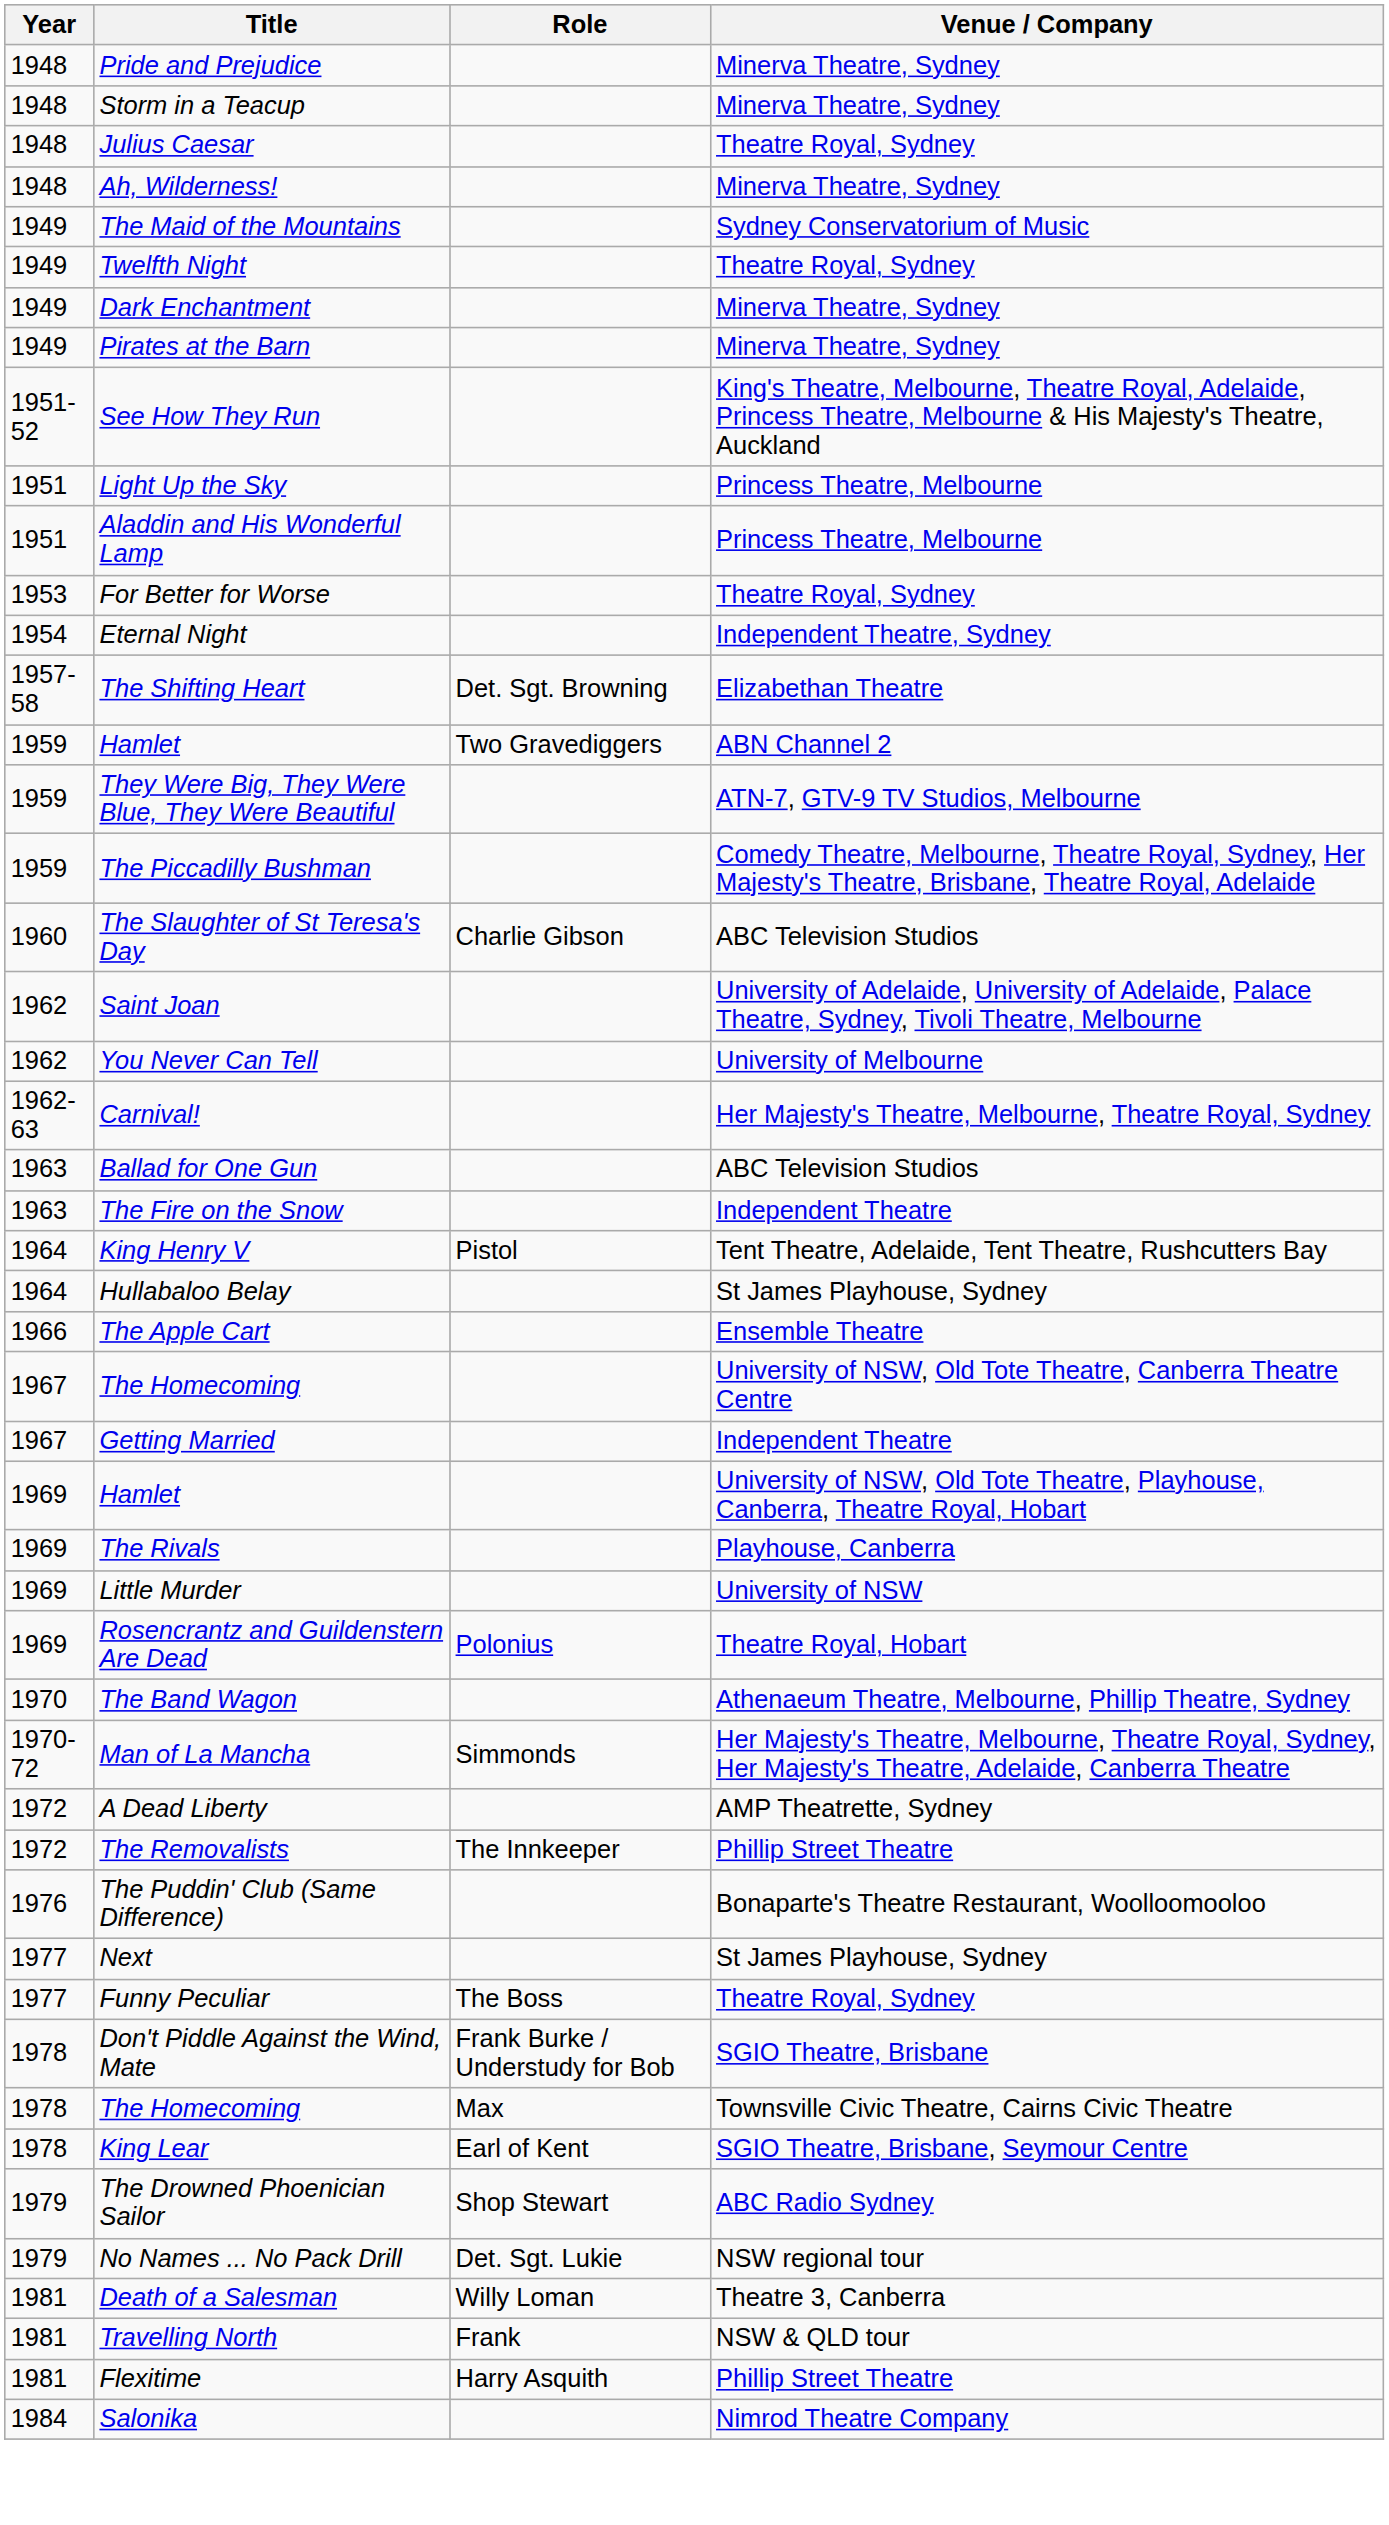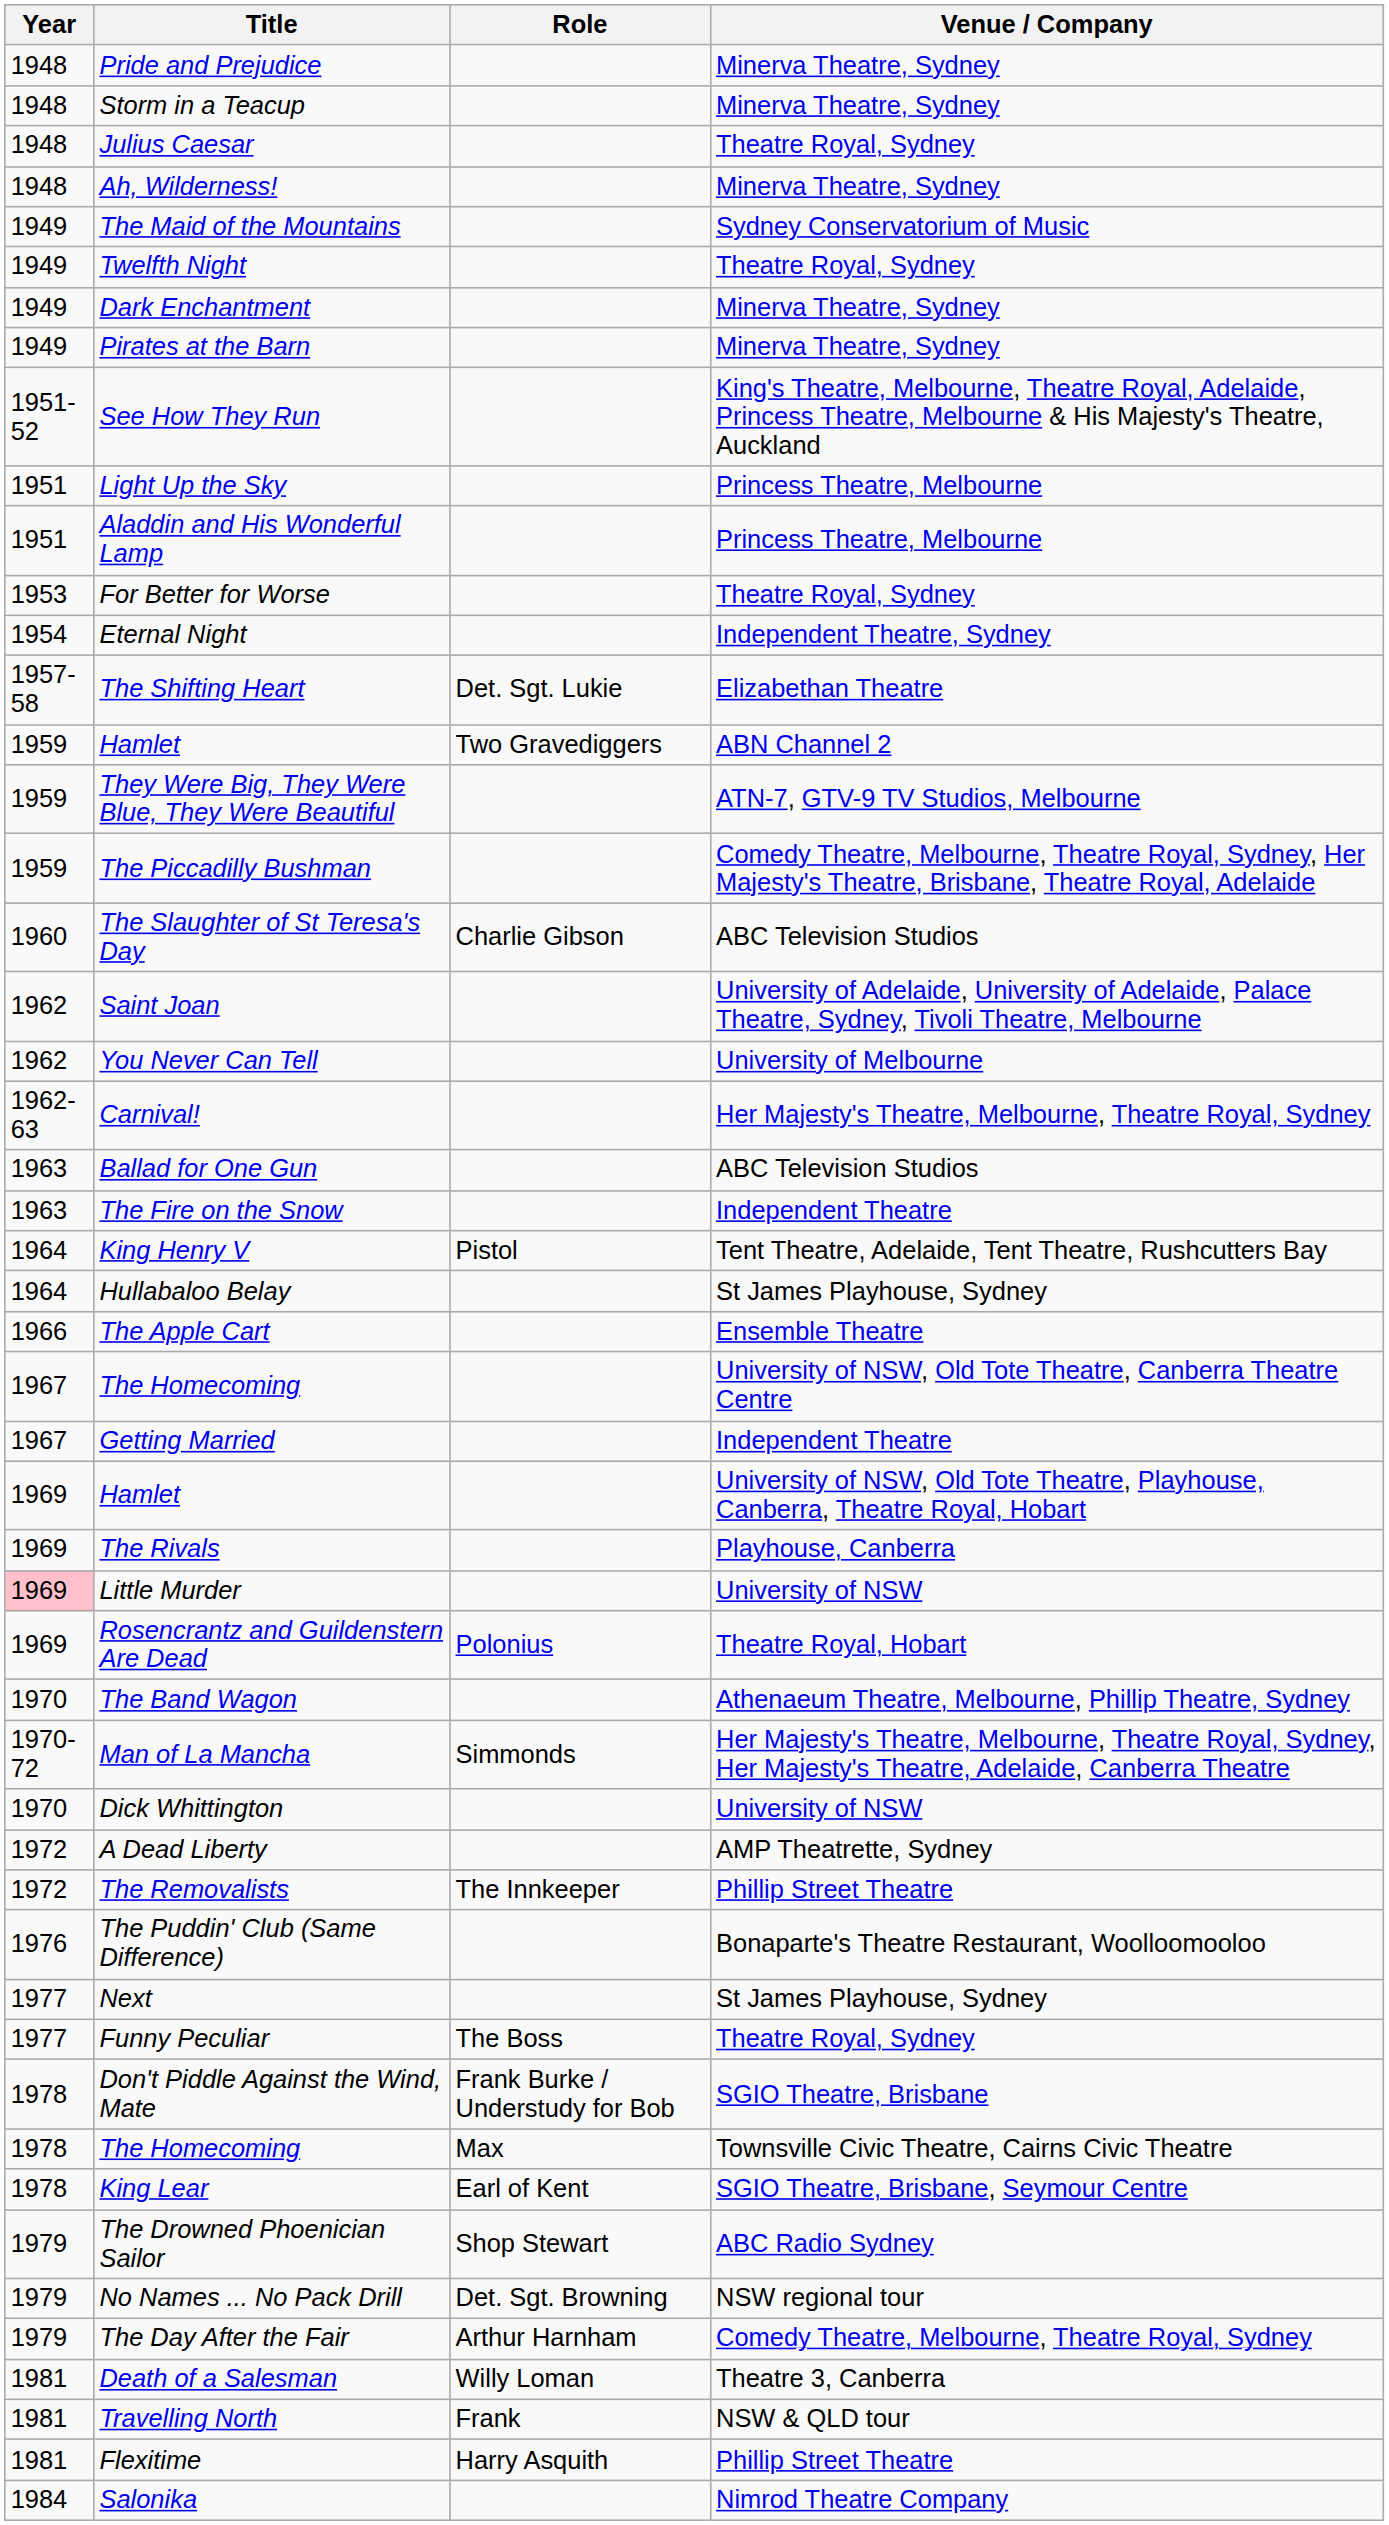(562, 689) Det. Sgt. Browning -> (539, 689) Det. Sgt. Lukie
(39, 1590) no background -> (39, 1590) pink background
+ row: (191, 1808)
(539, 2257) Det. Sgt. Lukie -> (562, 2298) Det. Sgt. Browning
+ row: (224, 2338)
